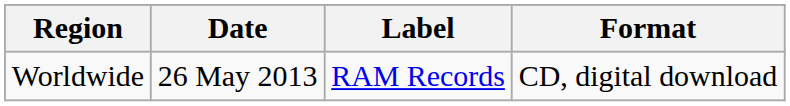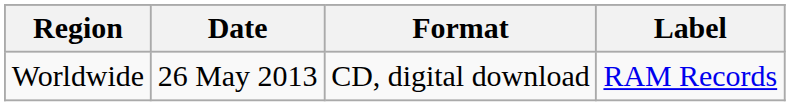columns swapped: (648, 28) <-> (418, 28)
